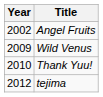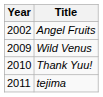(19, 83) 2012 -> (19, 83) 2011
